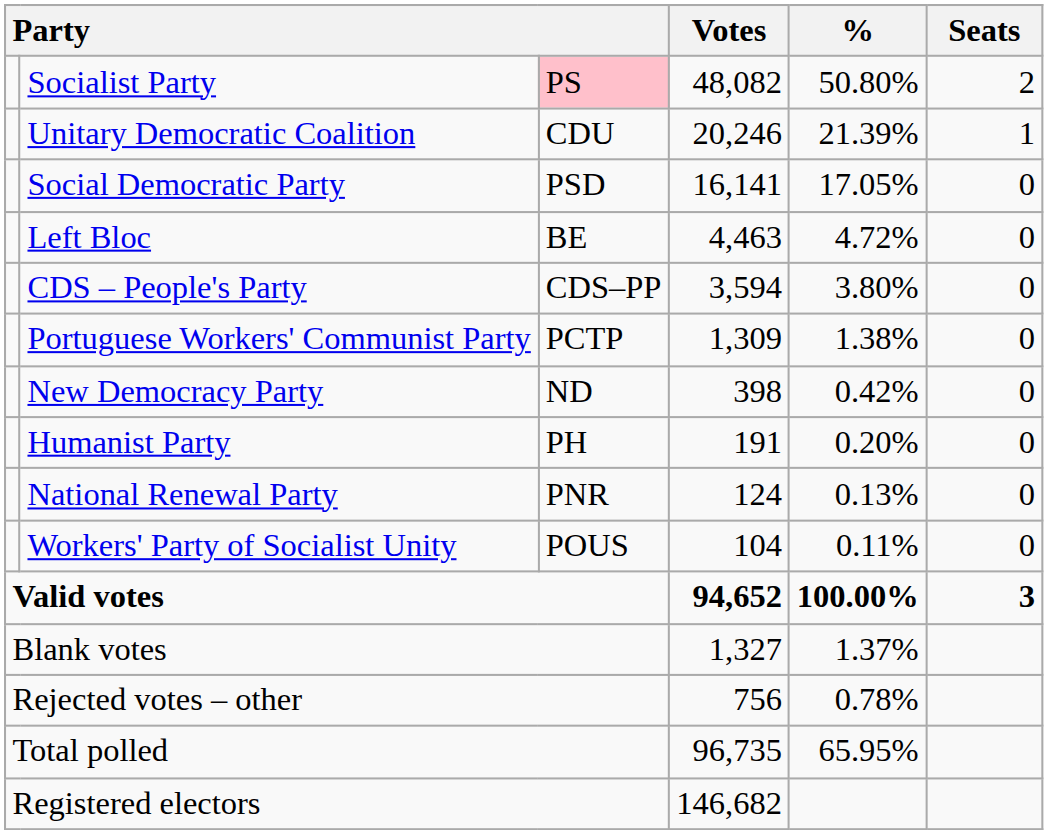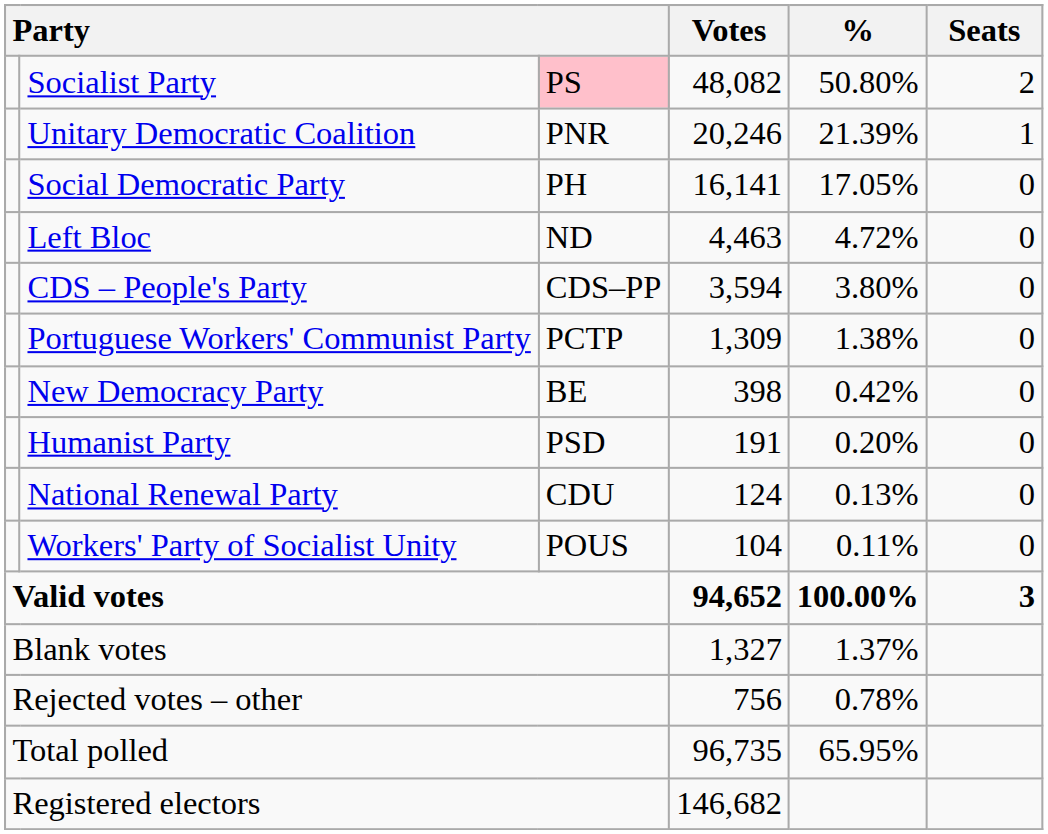(580, 133) CDU -> (577, 133) PNR
(576, 184) PSD -> (567, 184) PH
(567, 236) BE -> (569, 236) ND
(569, 390) ND -> (567, 390) BE
(567, 442) PH -> (576, 442) PSD
(577, 493) PNR -> (580, 493) CDU
